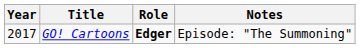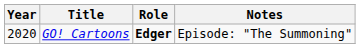(22, 34) 2017 -> (22, 34) 2020
